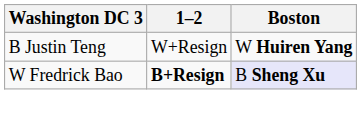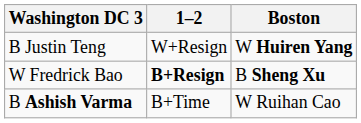(280, 74) lavender background -> (280, 74) no background
+ row: (70, 103)
